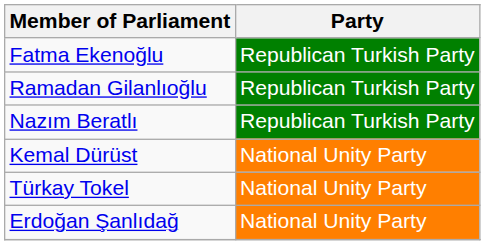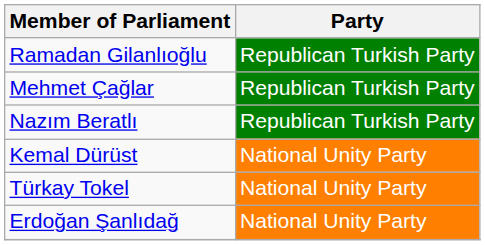- row: (86, 54)
+ row: (82, 88)
